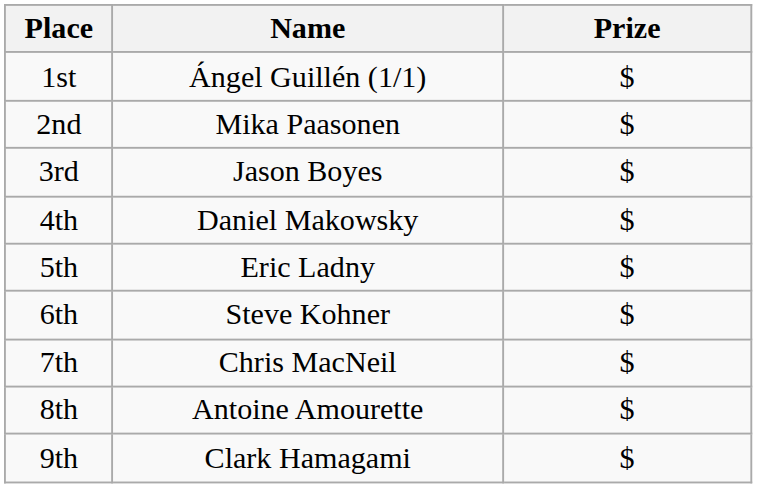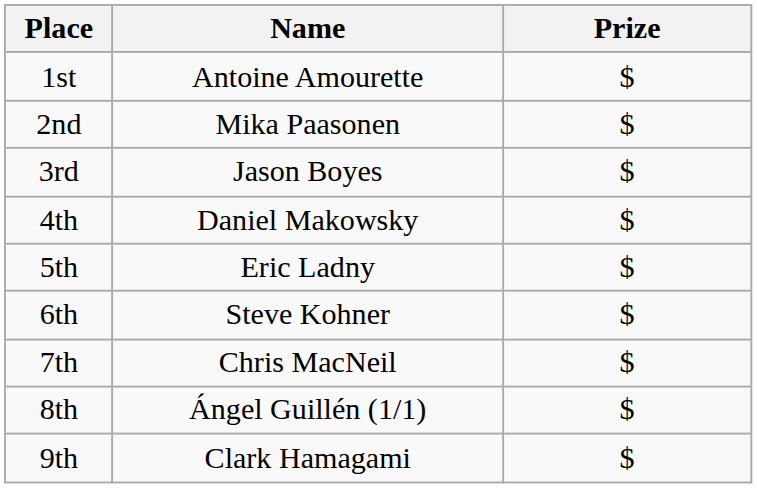(308, 76) Ángel Guillén (1/1) -> (308, 76) Antoine Amourette
(308, 409) Antoine Amourette -> (308, 409) Ángel Guillén (1/1)
